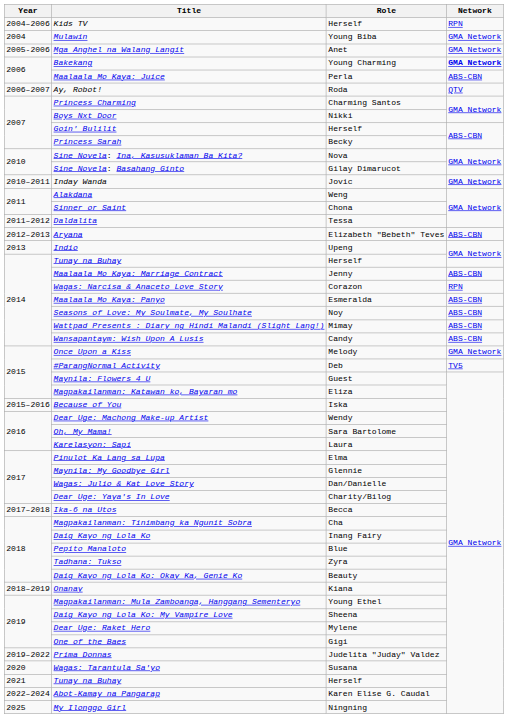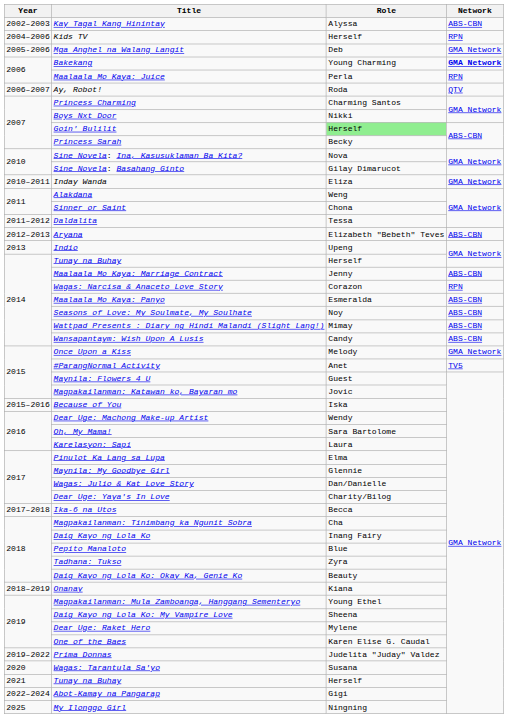+ row: (28, 24)
- row: (16, 37)
(338, 50) Anet -> (336, 50) Deb
(465, 77) ABS-CBN -> (455, 77) RPN
(345, 129) no background -> (345, 129) lightgreen background
(340, 182) Jovic -> (340, 182) Eliza
(336, 366) Deb -> (338, 366) Anet
(340, 392) Eliza -> (340, 392) Jovic
(338, 641) Gigi -> (379, 641) Karen Elise G. Caudal
(379, 694) Karen Elise G. Caudal -> (338, 694) Gigi
